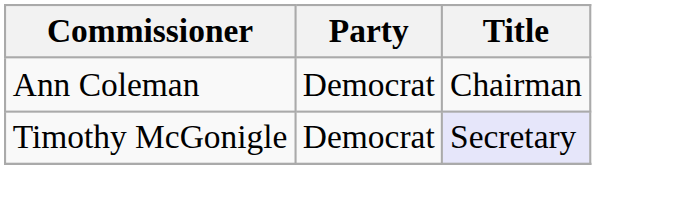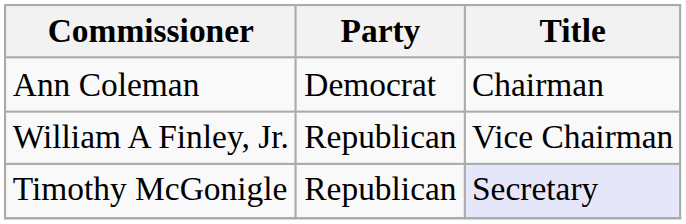+ row: (151, 137)
(369, 137) Democrat -> (380, 190) Republican
